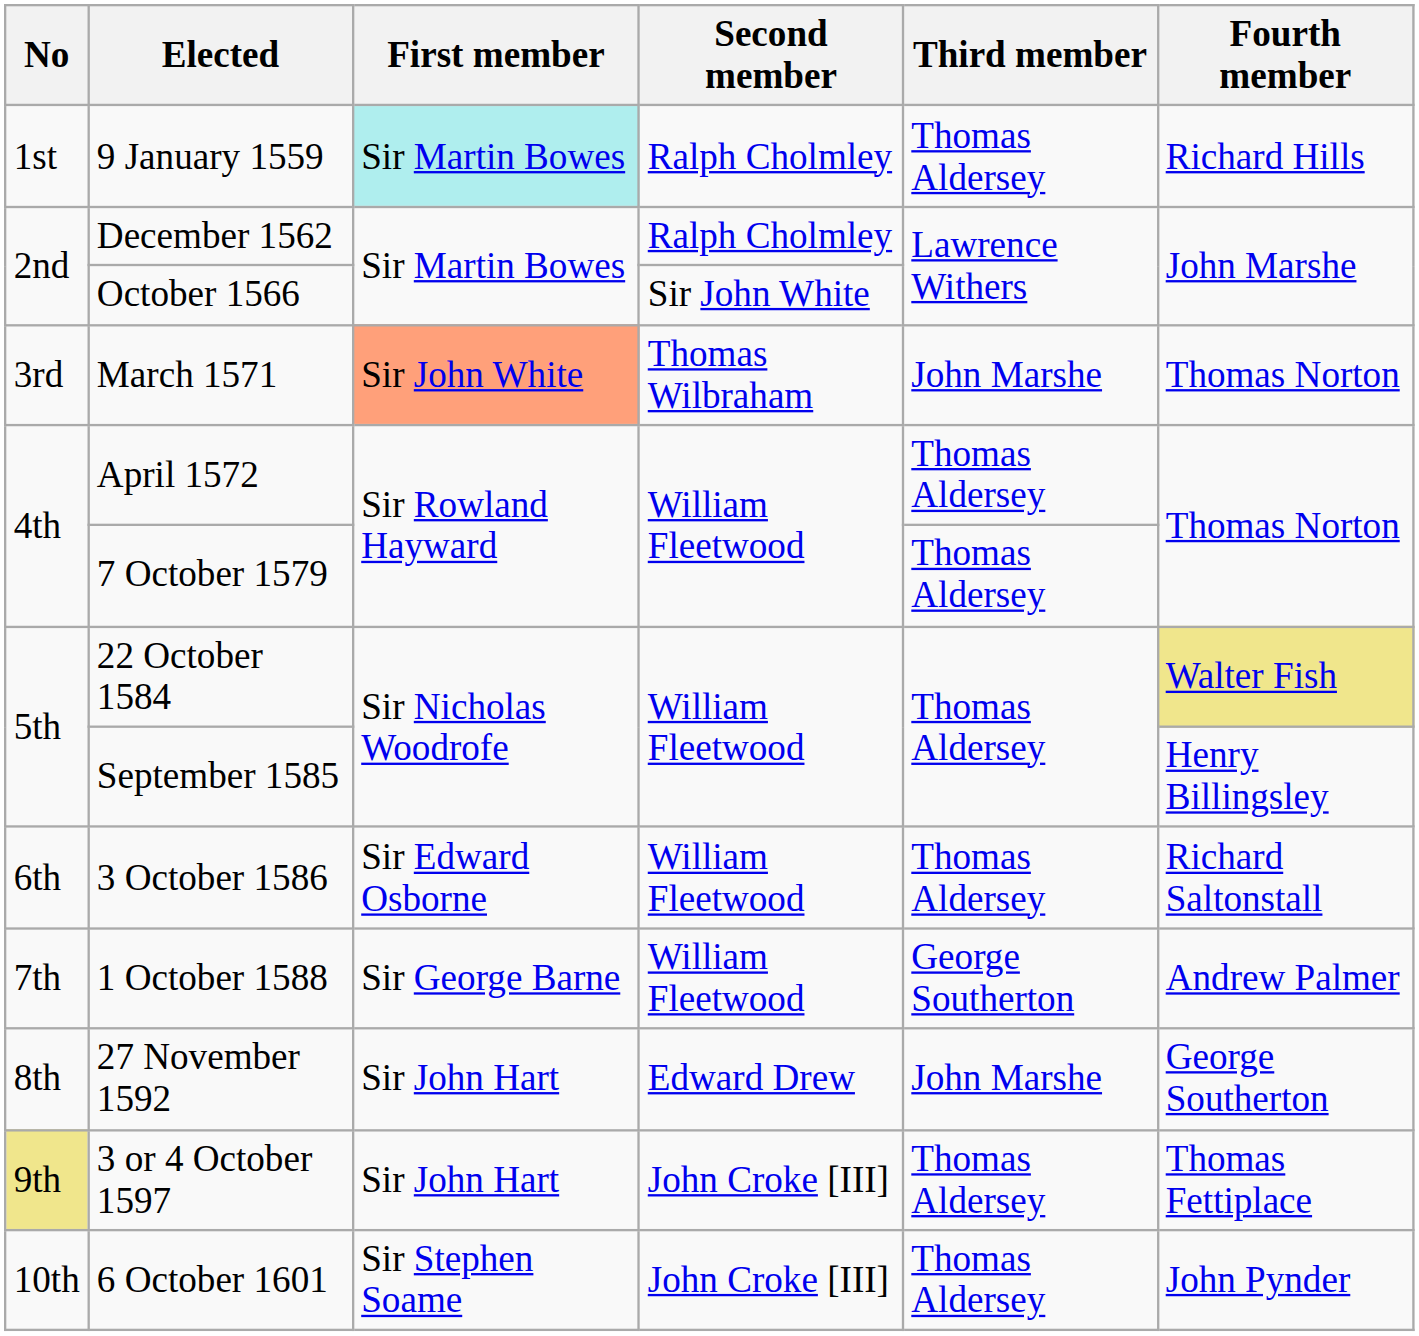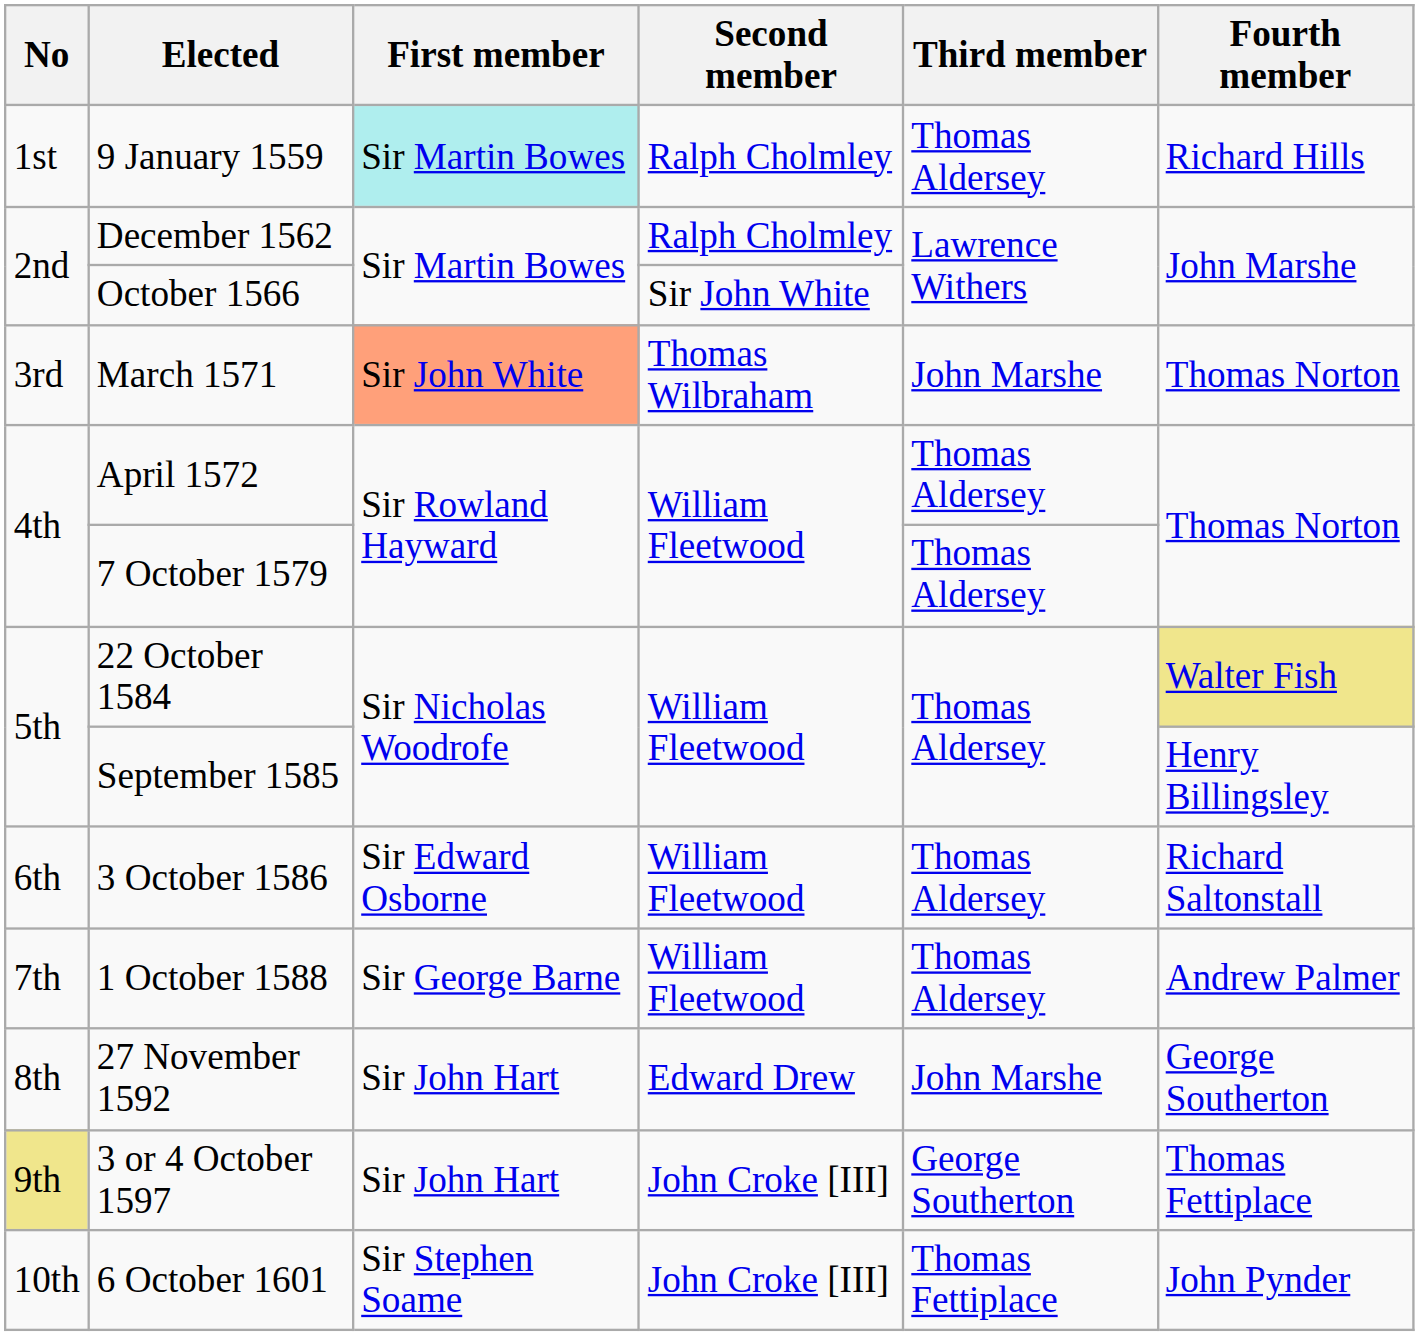(993, 977) George Southerton -> (978, 977) Thomas Aldersey
(978, 1178) Thomas Aldersey -> (993, 1178) George Southerton
(978, 1279) Thomas Aldersey -> (984, 1279) Thomas Fettiplace
